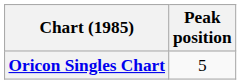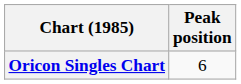(202, 65) 5 -> (202, 65) 6
